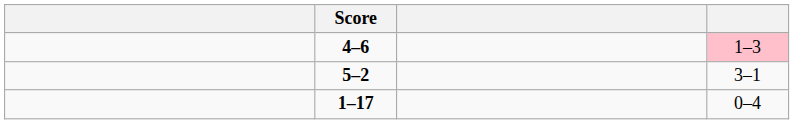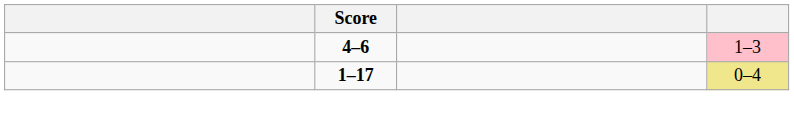- row: (356, 75)
(747, 103) no background -> (747, 75) khaki background
